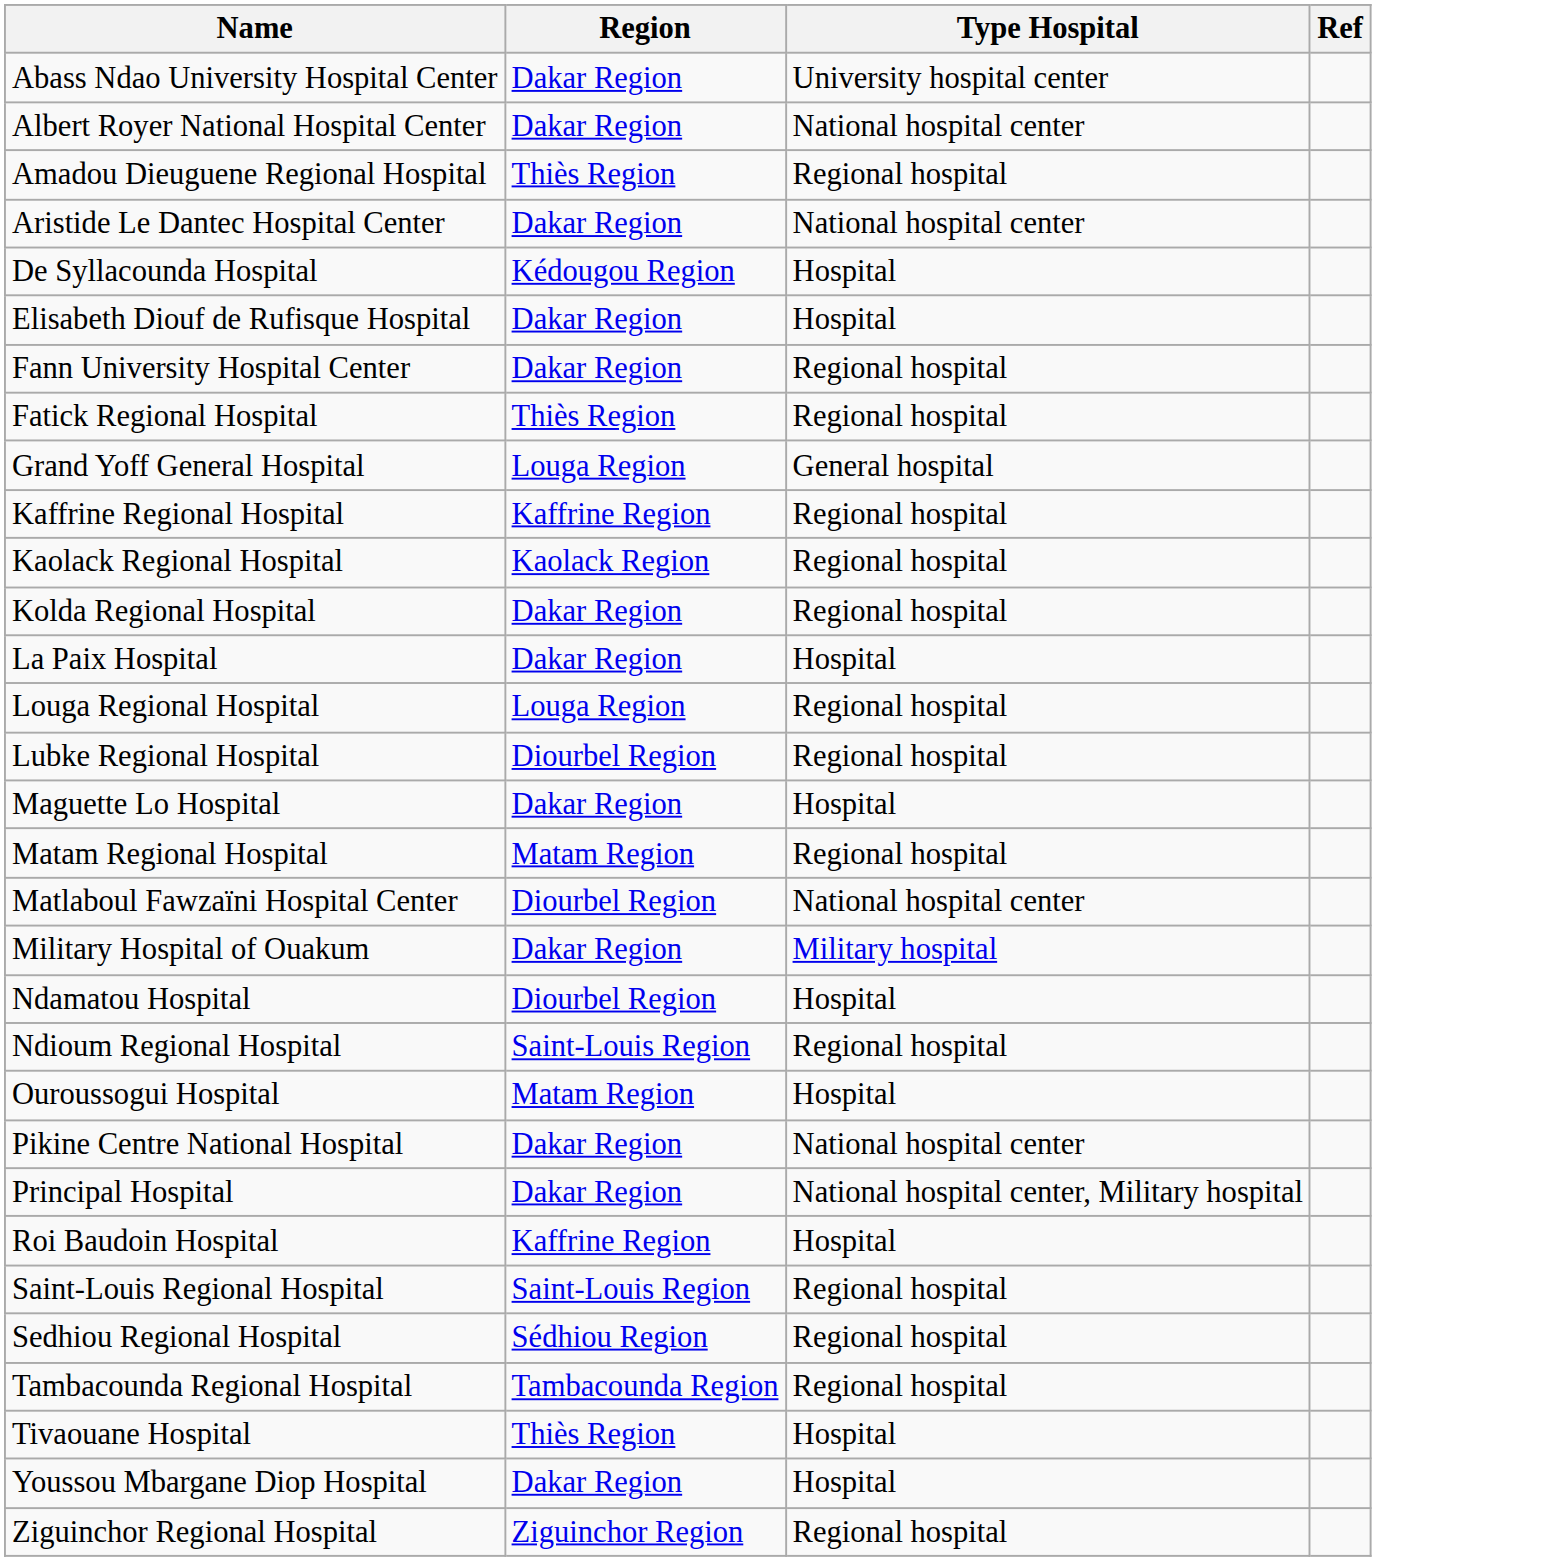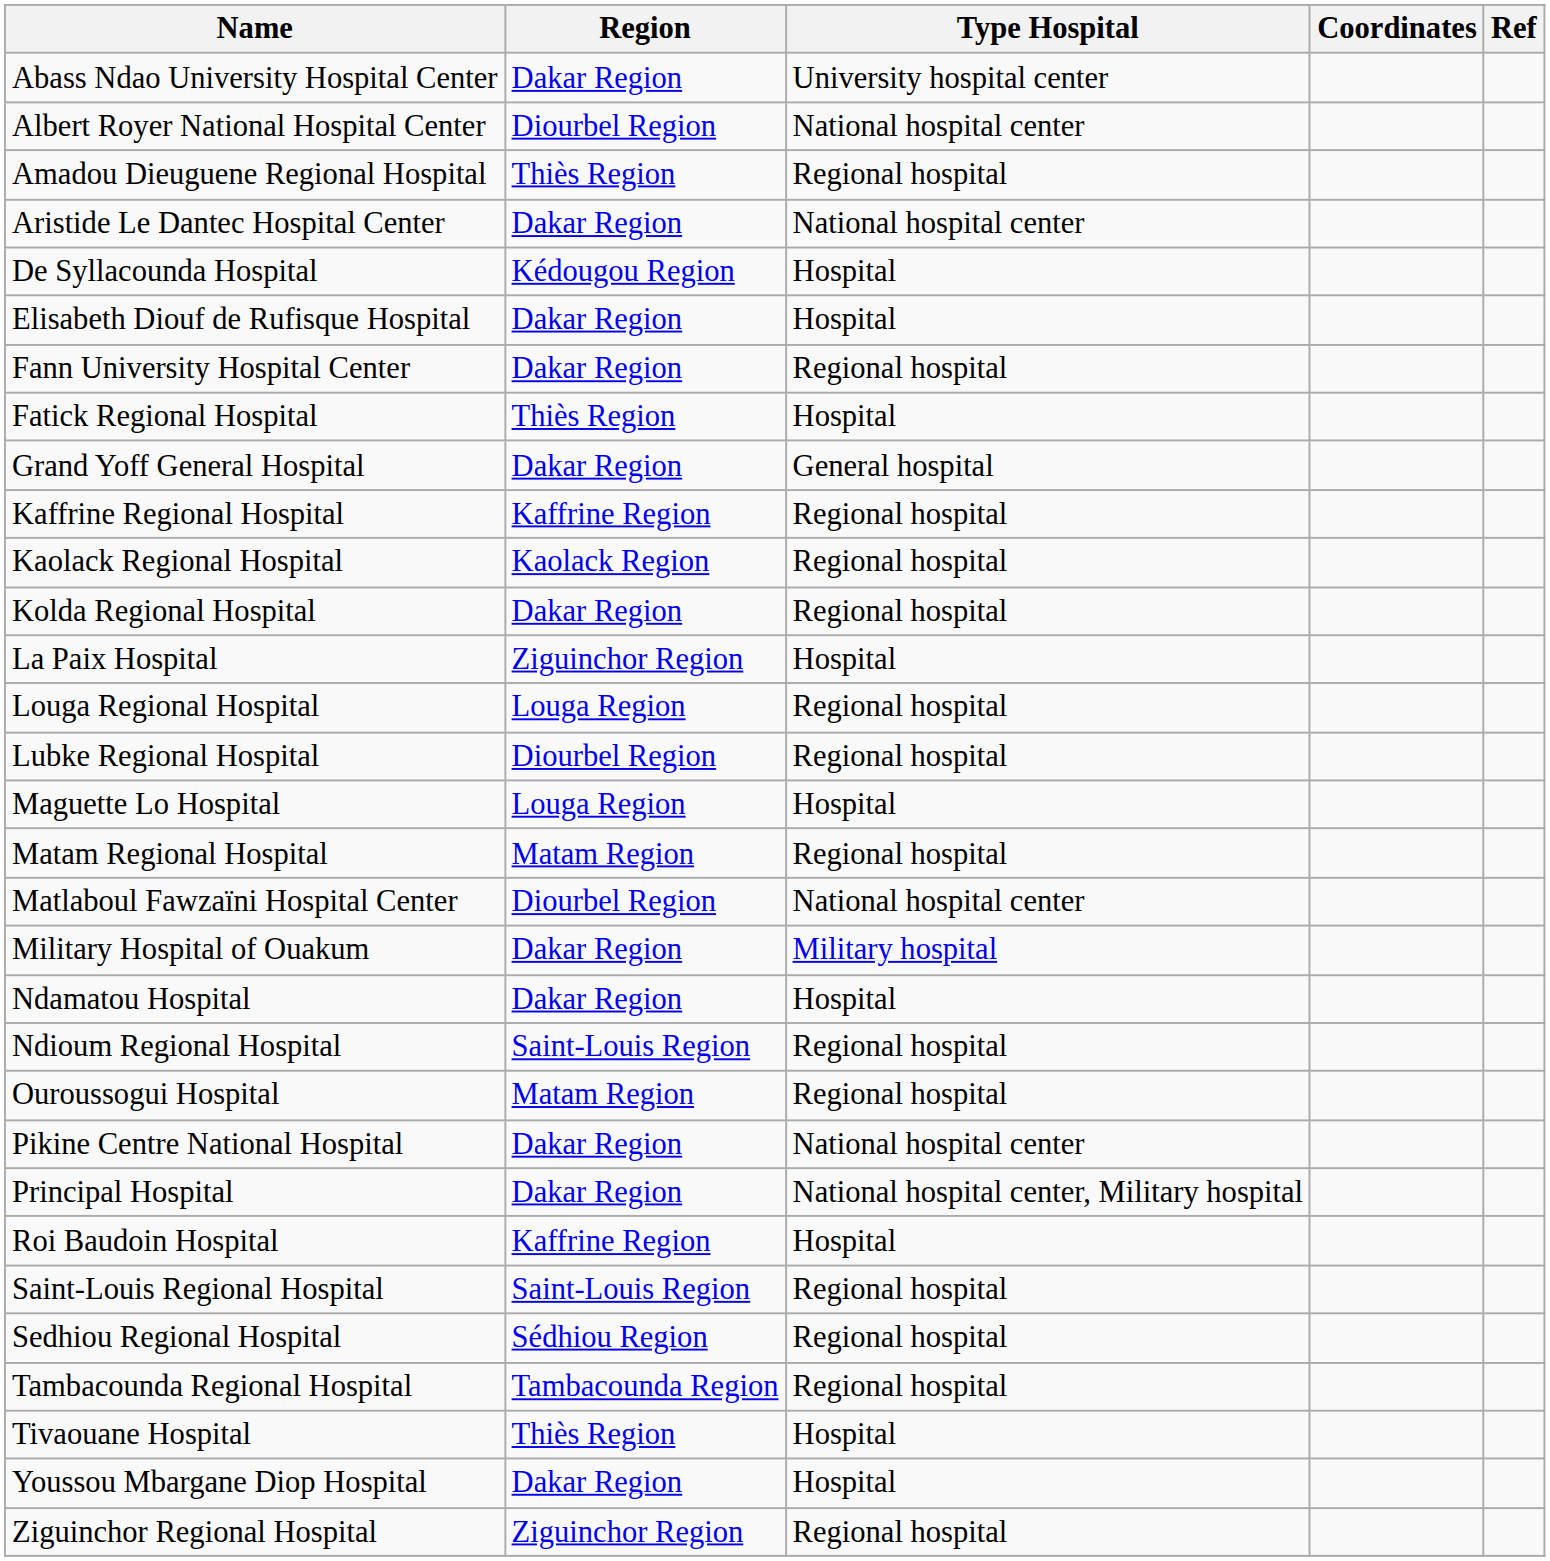+ column: (1397, 28)
(597, 125) Dakar Region -> (614, 125) Diourbel Region
(900, 416) Regional hospital -> (844, 416) Hospital
(599, 464) Louga Region -> (597, 464) Dakar Region
(597, 658) Dakar Region -> (627, 658) Ziguinchor Region
(597, 804) Dakar Region -> (599, 804) Louga Region
(614, 998) Diourbel Region -> (597, 998) Dakar Region
(844, 1094) Hospital -> (900, 1094) Regional hospital
